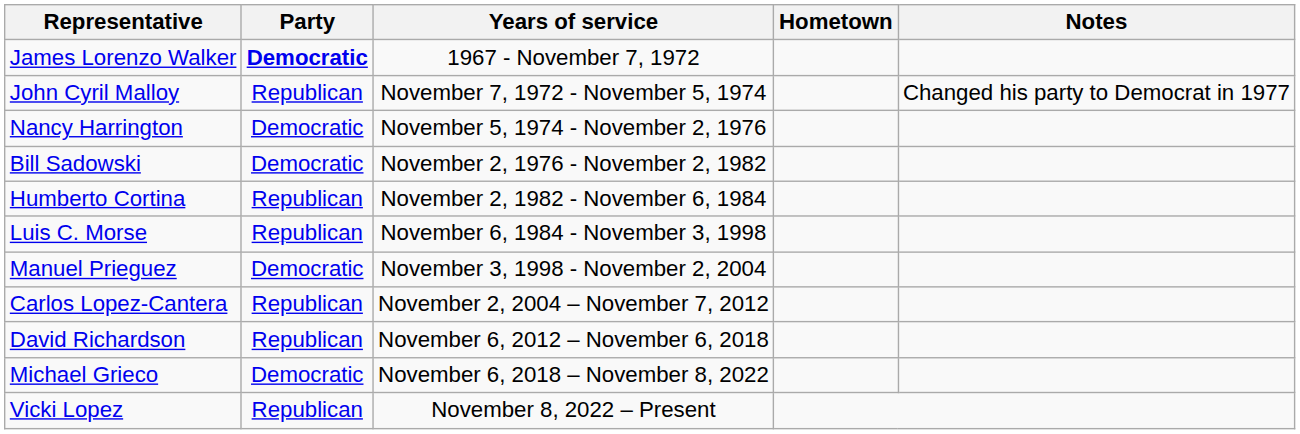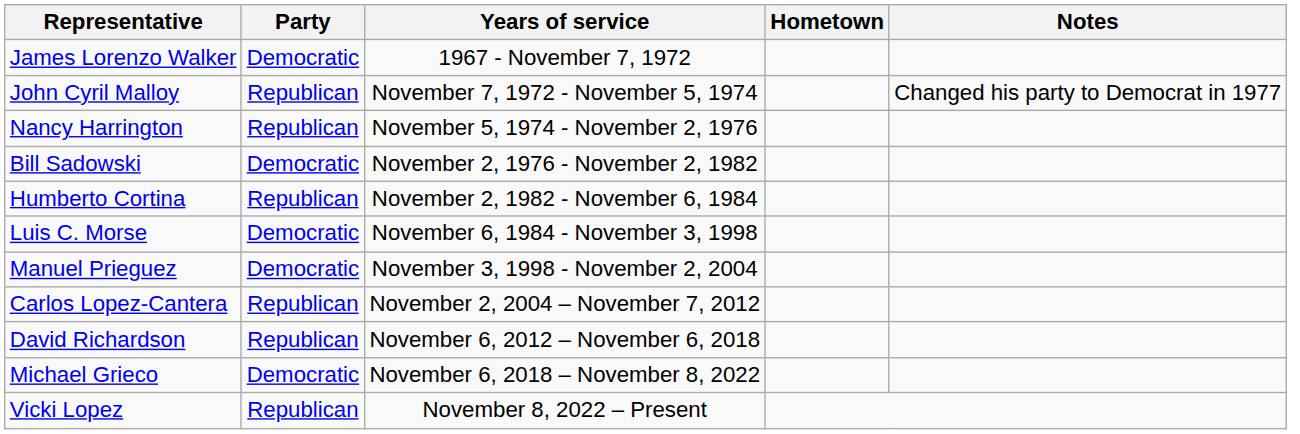(307, 57) bold -> (303, 57) normal
(307, 127) Democratic -> (303, 127) Republican
(307, 233) Republican -> (303, 233) Democratic
